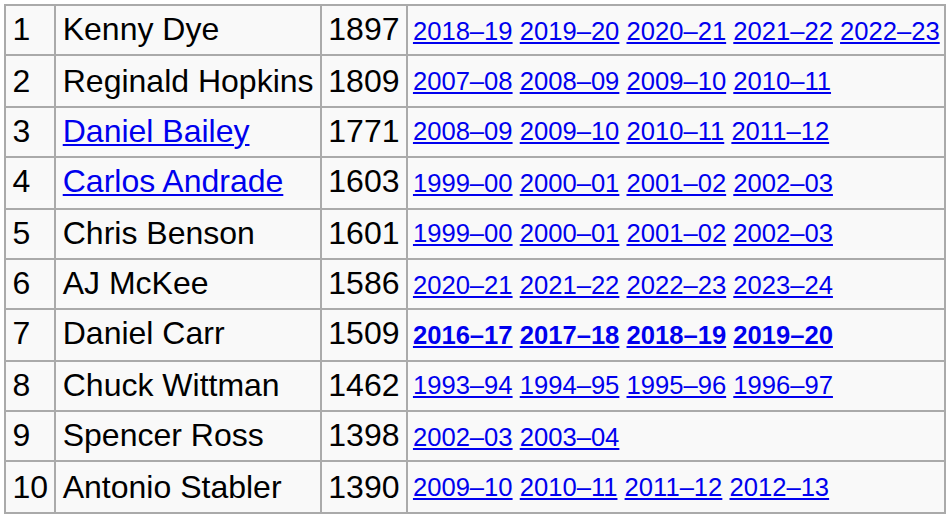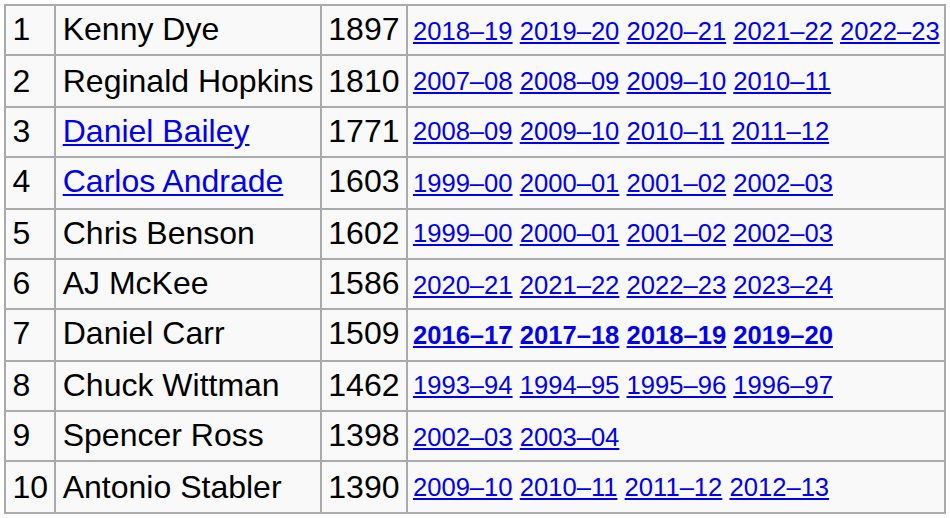(364, 80) 1809 -> (364, 80) 1810
(364, 232) 1601 -> (364, 232) 1602
